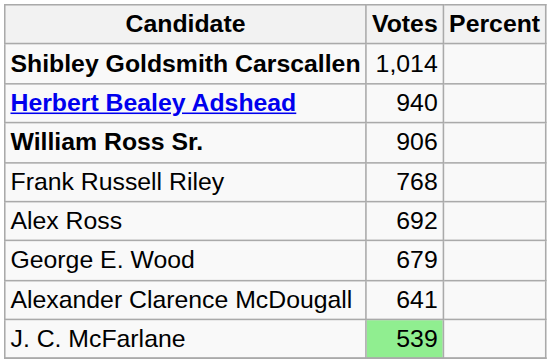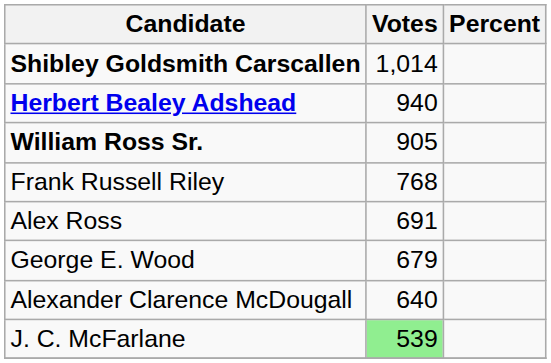(417, 142) 906 -> (417, 142) 905
(417, 220) 692 -> (417, 220) 691
(417, 299) 641 -> (417, 299) 640
